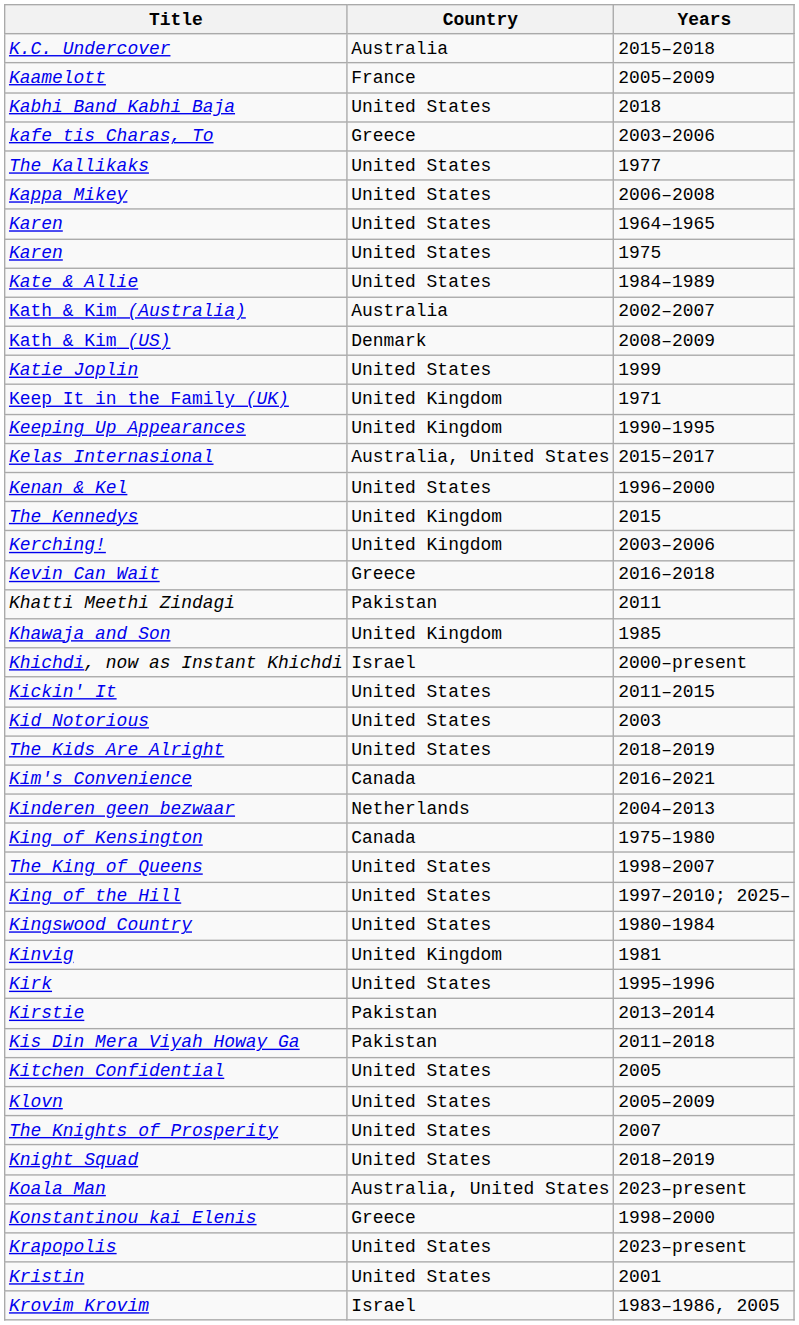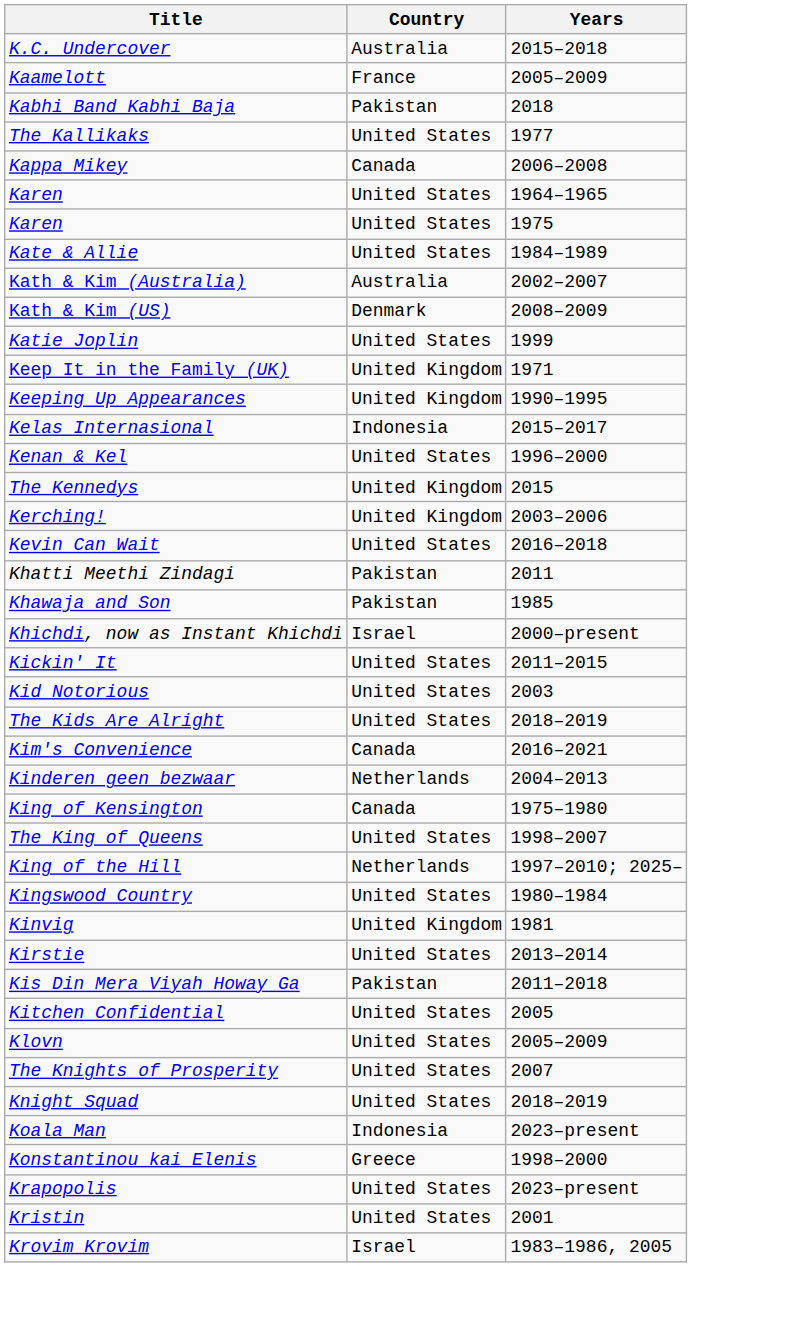(421, 107) United States -> (394, 107) Pakistan
- row: (111, 136)
(421, 195) United States -> (384, 166) Canada
(480, 458) Australia, United States -> (400, 429) Indonesia
(384, 575) Greece -> (421, 546) United States
(427, 633) United Kingdom -> (394, 604) Pakistan
(421, 896) United States -> (410, 867) Netherlands
- row: (31, 984)
(394, 1013) Pakistan -> (421, 955) United States
(480, 1189) Australia, United States -> (400, 1130) Indonesia
